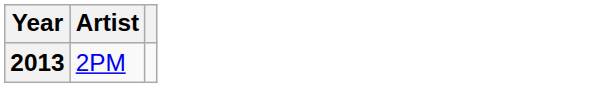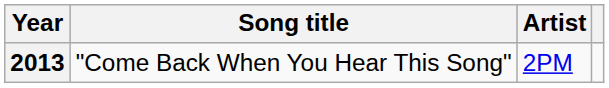+ column: (294, 23)
